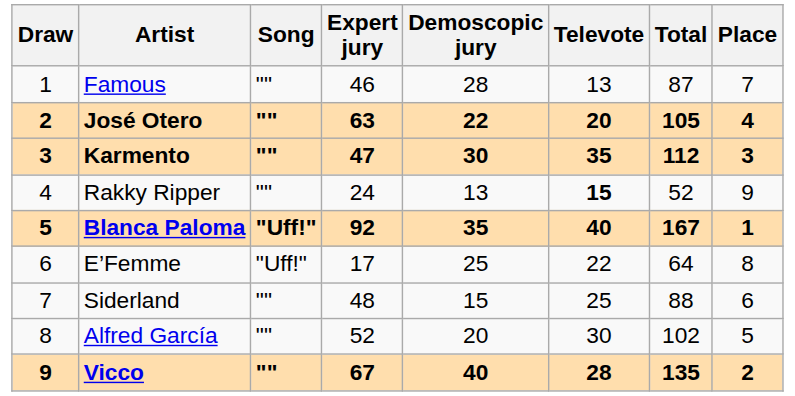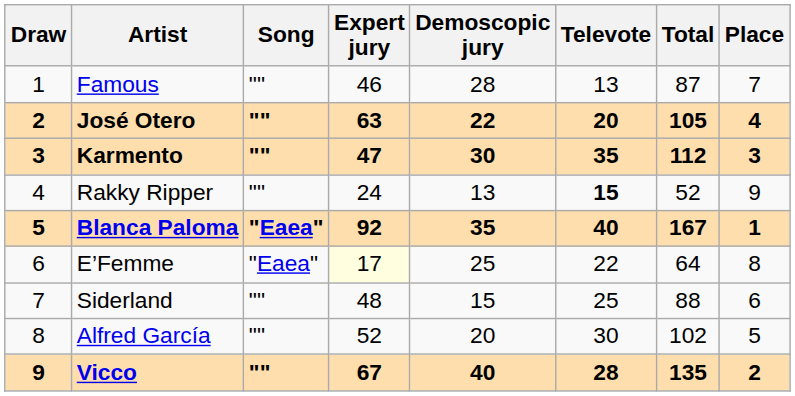(286, 228) "Uff!" -> (286, 228) "Eaea"
(281, 264) "Uff!" -> (283, 264) "Eaea"
(362, 264) no background -> (369, 264) lightyellow background
